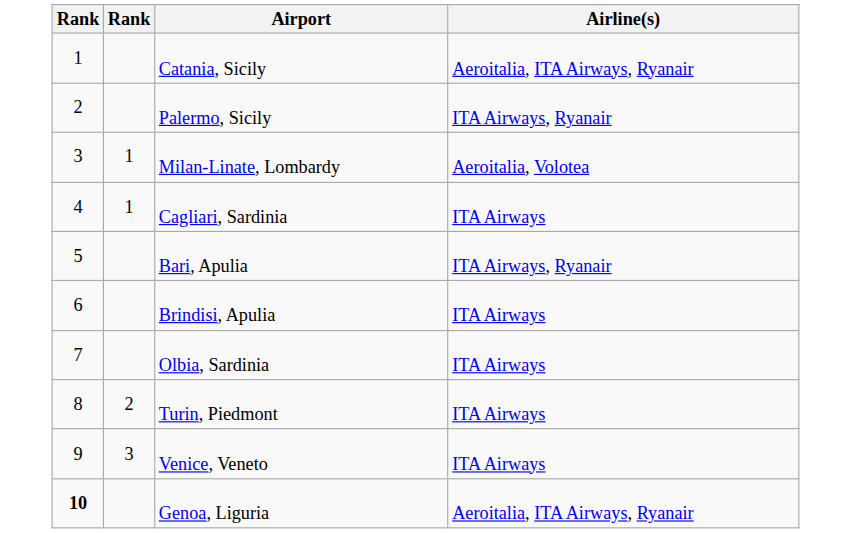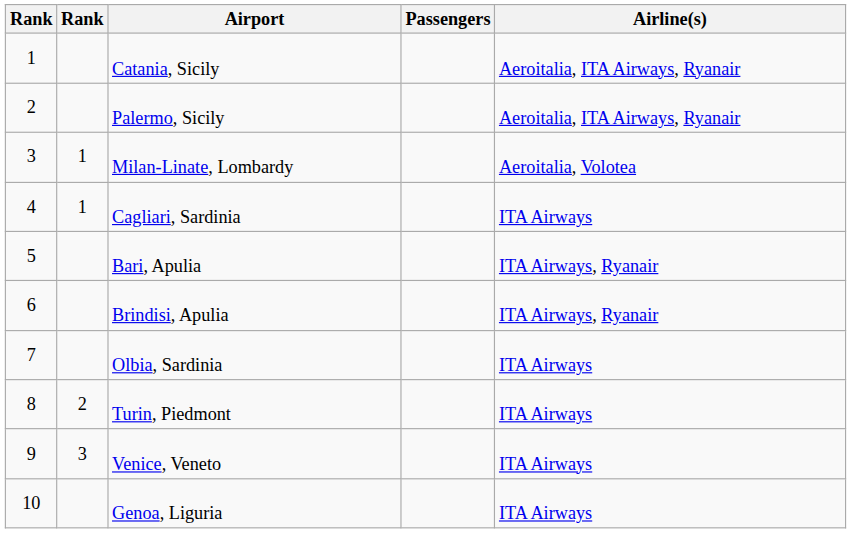+ column: (448, 18)
(532, 117) ITA Airways, Ryanair -> (620, 117) Aeroitalia, ITA Airways, Ryanair
(499, 315) ITA Airways -> (579, 315) ITA Airways, Ryanair
(78, 503) bold -> (31, 503) normal
(573, 513) Aeroitalia, ITA Airways, Ryanair -> (546, 513) ITA Airways
